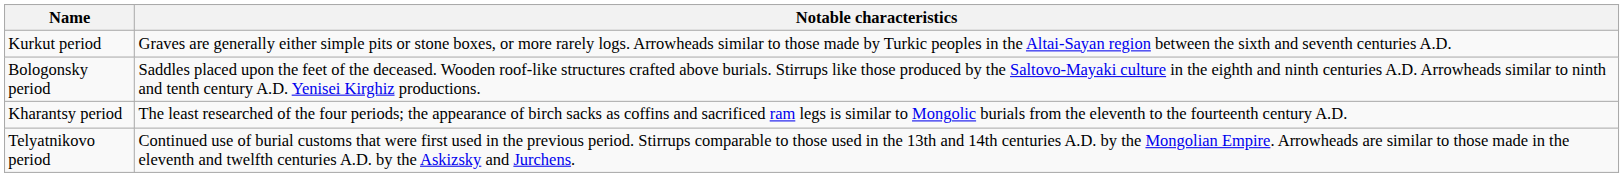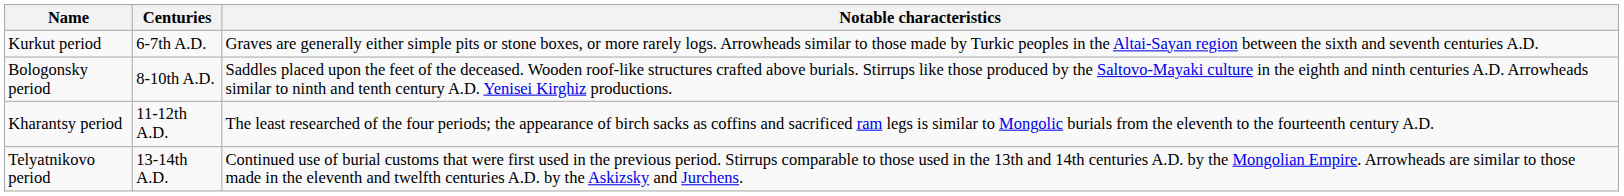+ column: (177, 17)
